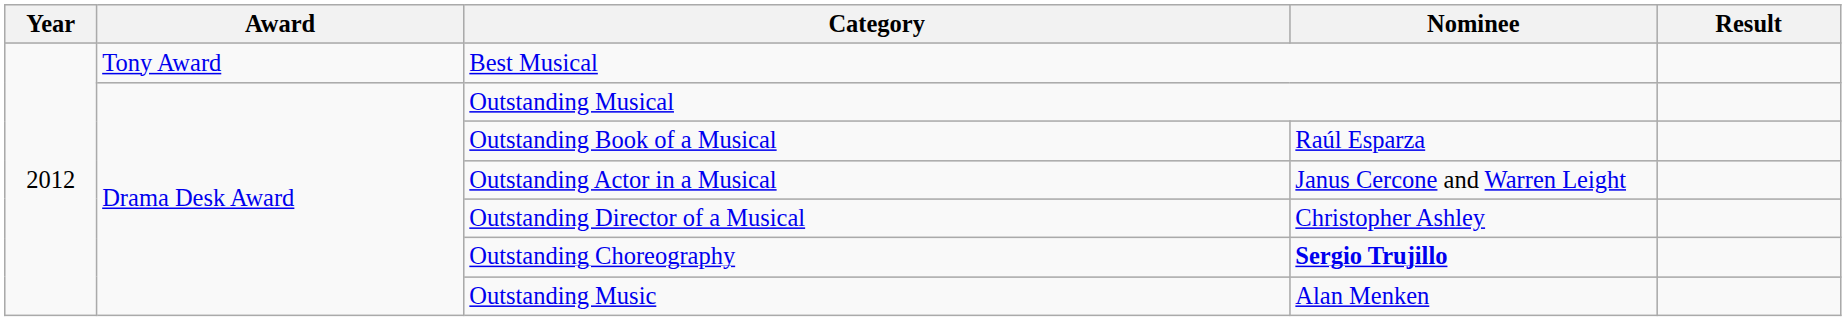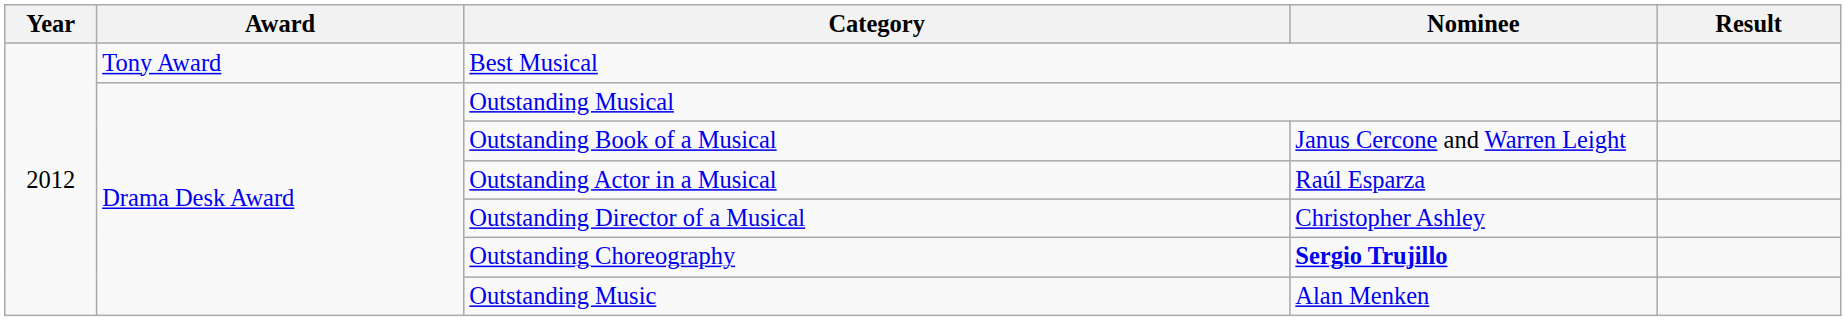(1360, 140) Raúl Esparza -> (1461, 140) Janus Cercone and Warren Leight
(1461, 179) Janus Cercone and Warren Leight -> (1360, 179) Raúl Esparza
